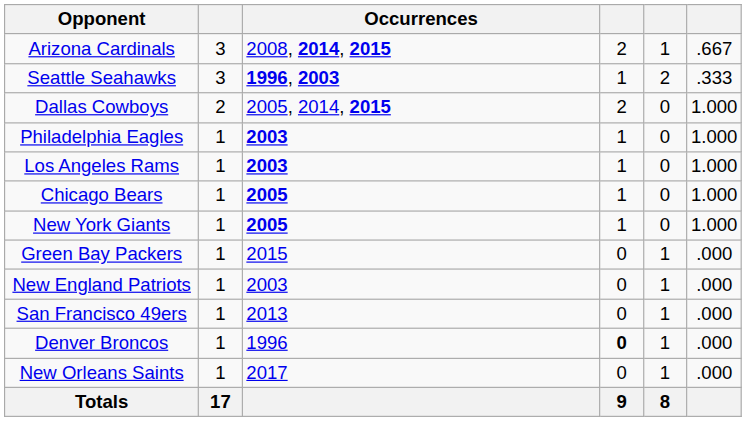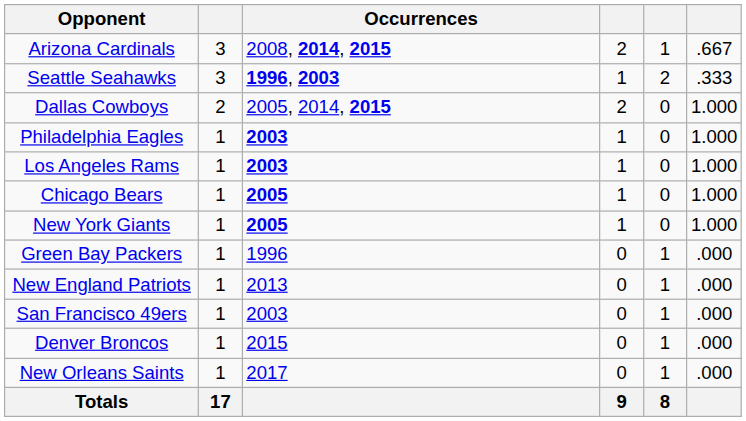(267, 254) 2015 -> (267, 254) 1996
(267, 284) 2003 -> (267, 284) 2013
(267, 313) 2013 -> (267, 313) 2003
(267, 343) 1996 -> (267, 343) 2015
(622, 343) bold -> (622, 343) normal
